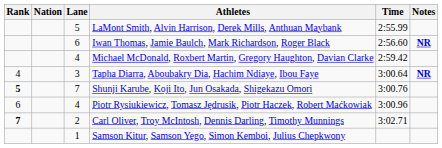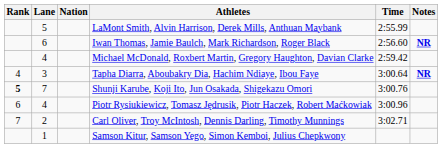columns swapped: (77, 12) <-> (48, 12)
(18, 120) bold -> (18, 120) normal
